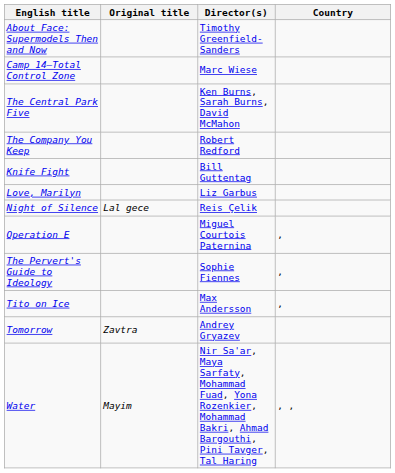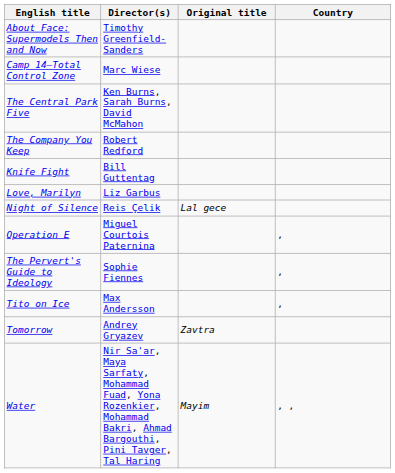columns swapped: (149, 12) <-> (236, 12)
